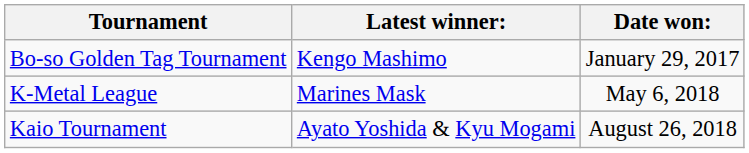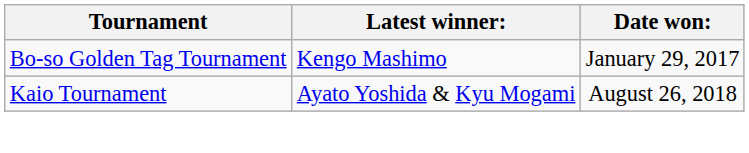- row: (84, 93)
